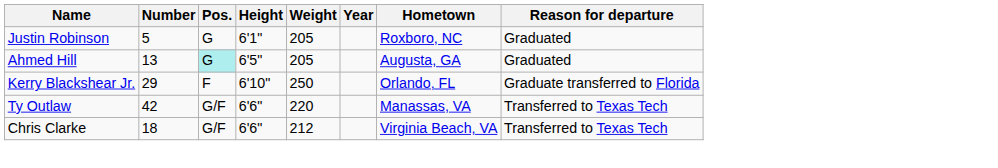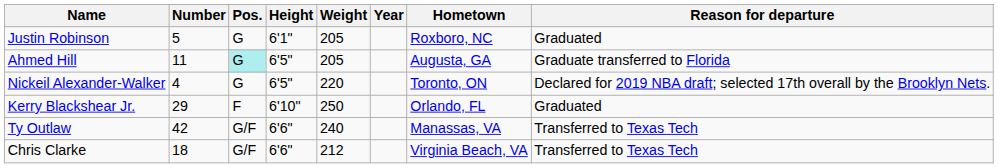(150, 60) 13 -> (179, 60) 11
(538, 60) Graduated -> (632, 60) Graduate transferred to Florida
+ row: (87, 83)
(602, 83) Graduate transferred to Florida -> (568, 106) Graduated
(301, 106) 220 -> (332, 128) 240
